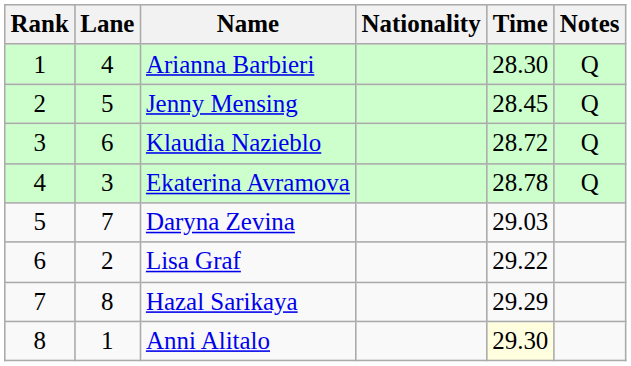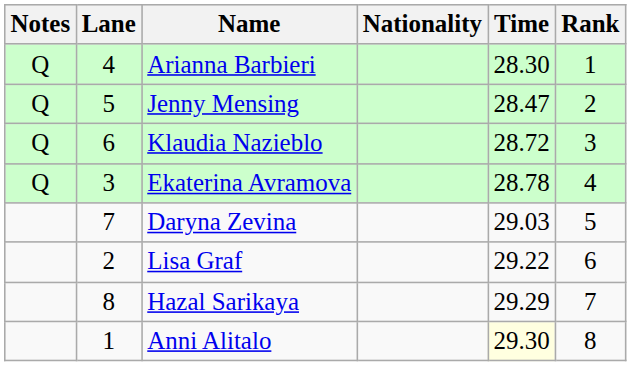columns swapped: (40, 24) <-> (590, 24)
(520, 103) 28.45 -> (522, 103) 28.47
